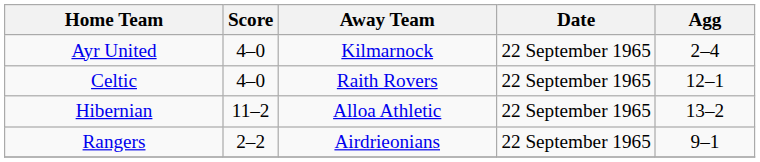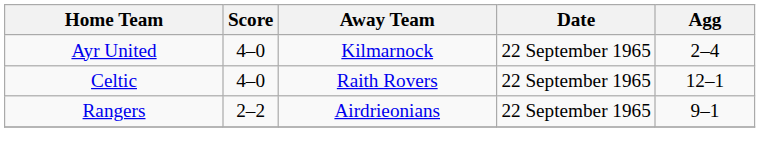- row: (114, 111)
